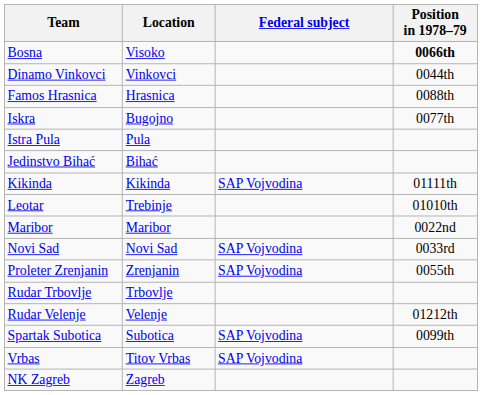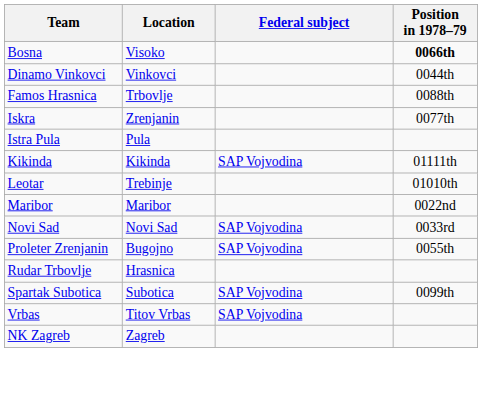(150, 96) Hrasnica -> (149, 96) Trbovlje
(149, 118) Bugojno -> (152, 118) Zrenjanin
- row: (51, 161)
(152, 270) Zrenjanin -> (149, 249) Bugojno
(149, 292) Trbovlje -> (150, 270) Hrasnica
- row: (47, 314)
